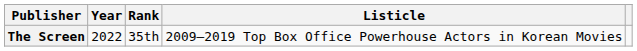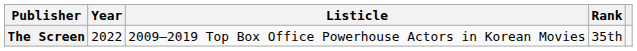columns swapped: (394, 15) <-> (144, 15)
